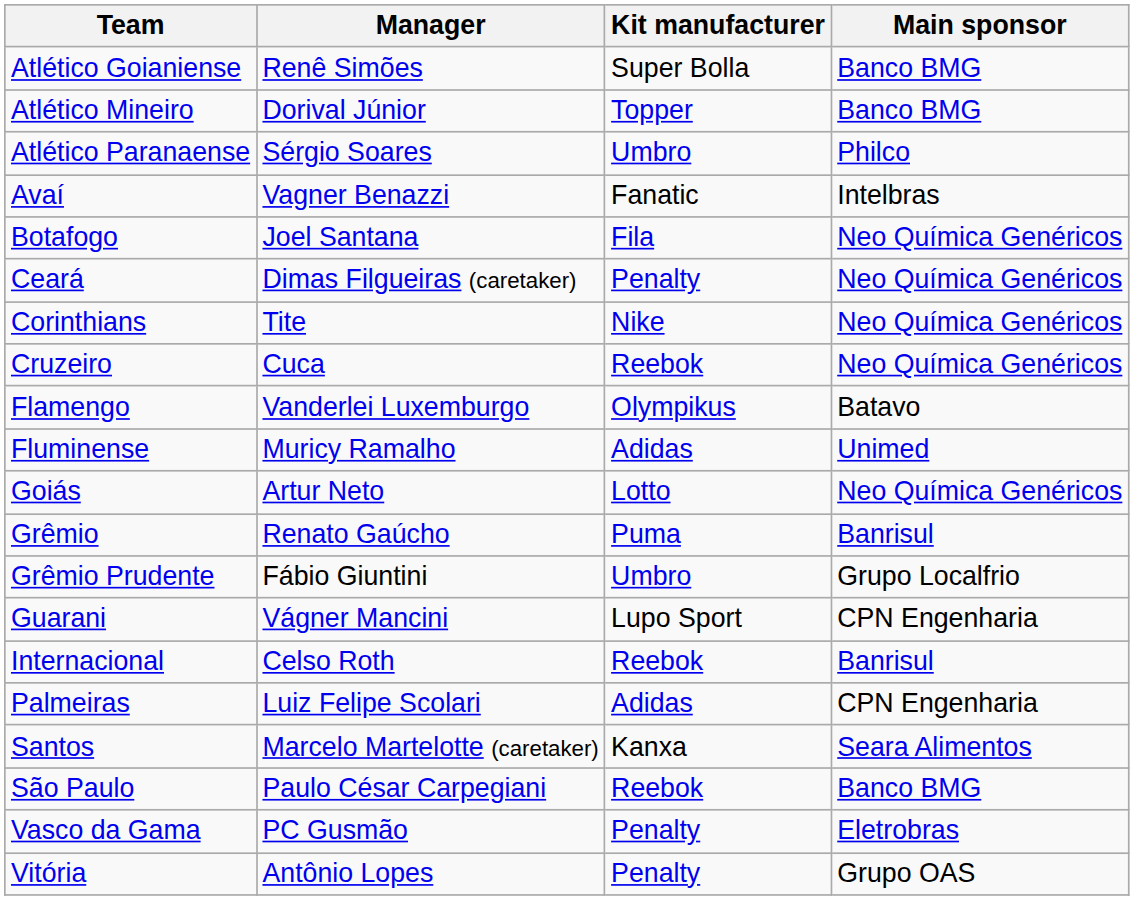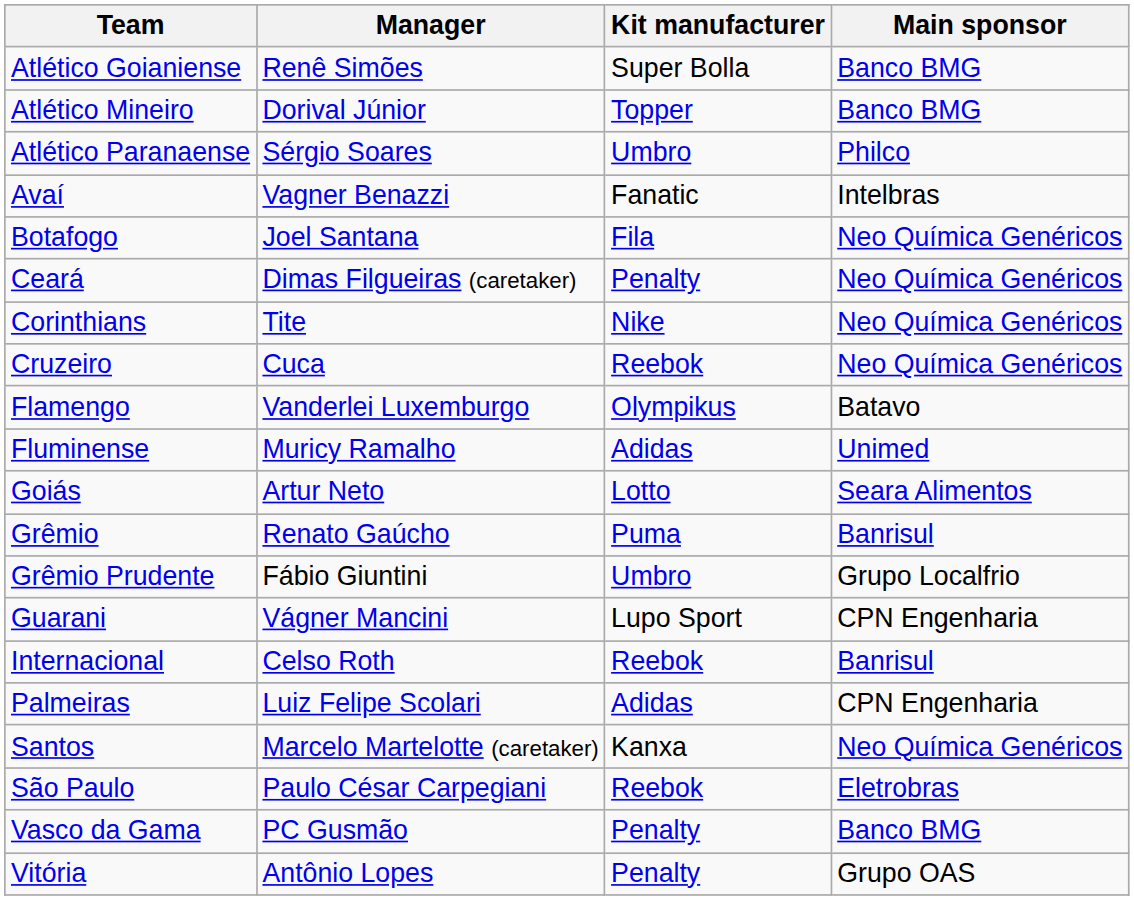(980, 491) Neo Química Genéricos -> (935, 491) Seara Alimentos
(935, 746) Seara Alimentos -> (980, 746) Neo Química Genéricos
(909, 788) Banco BMG -> (898, 788) Eletrobras
(898, 830) Eletrobras -> (909, 830) Banco BMG
